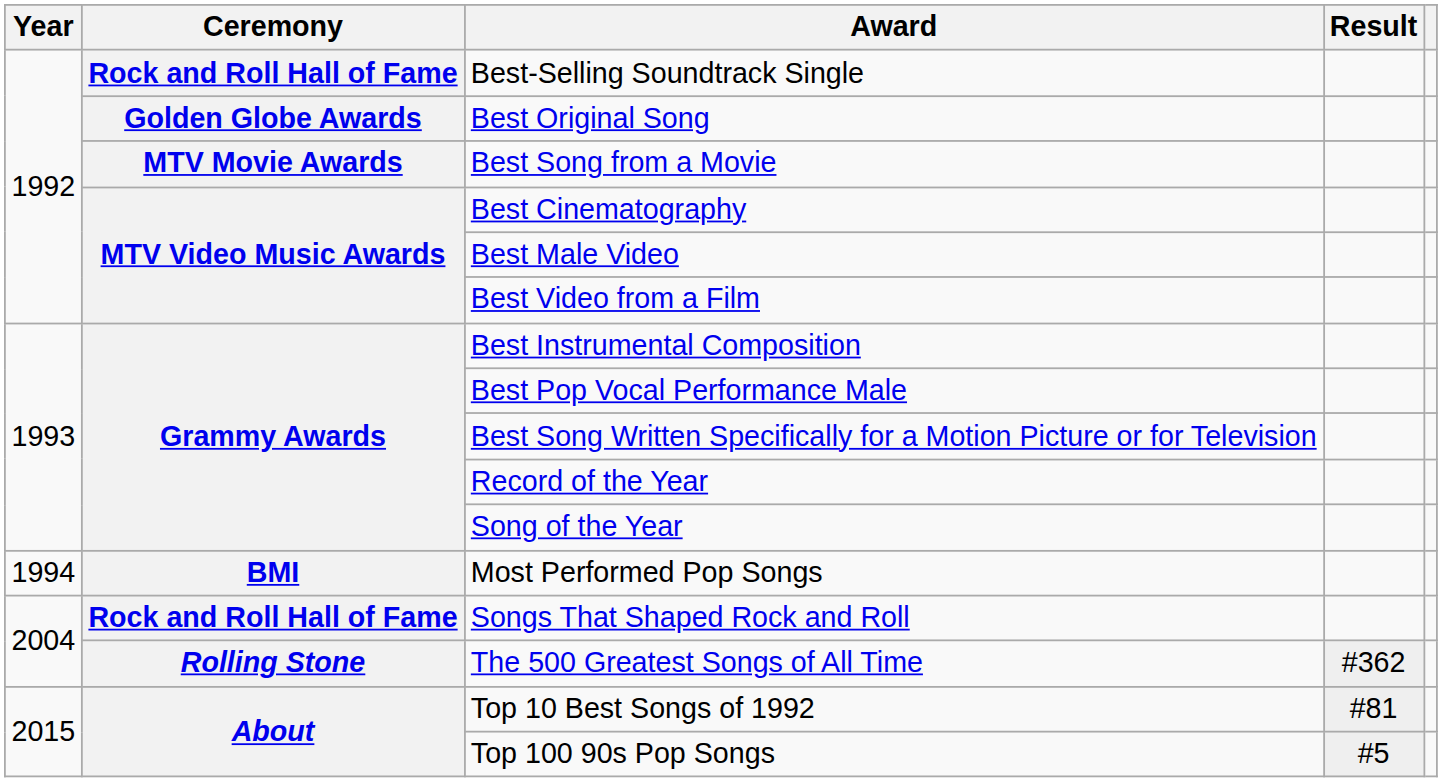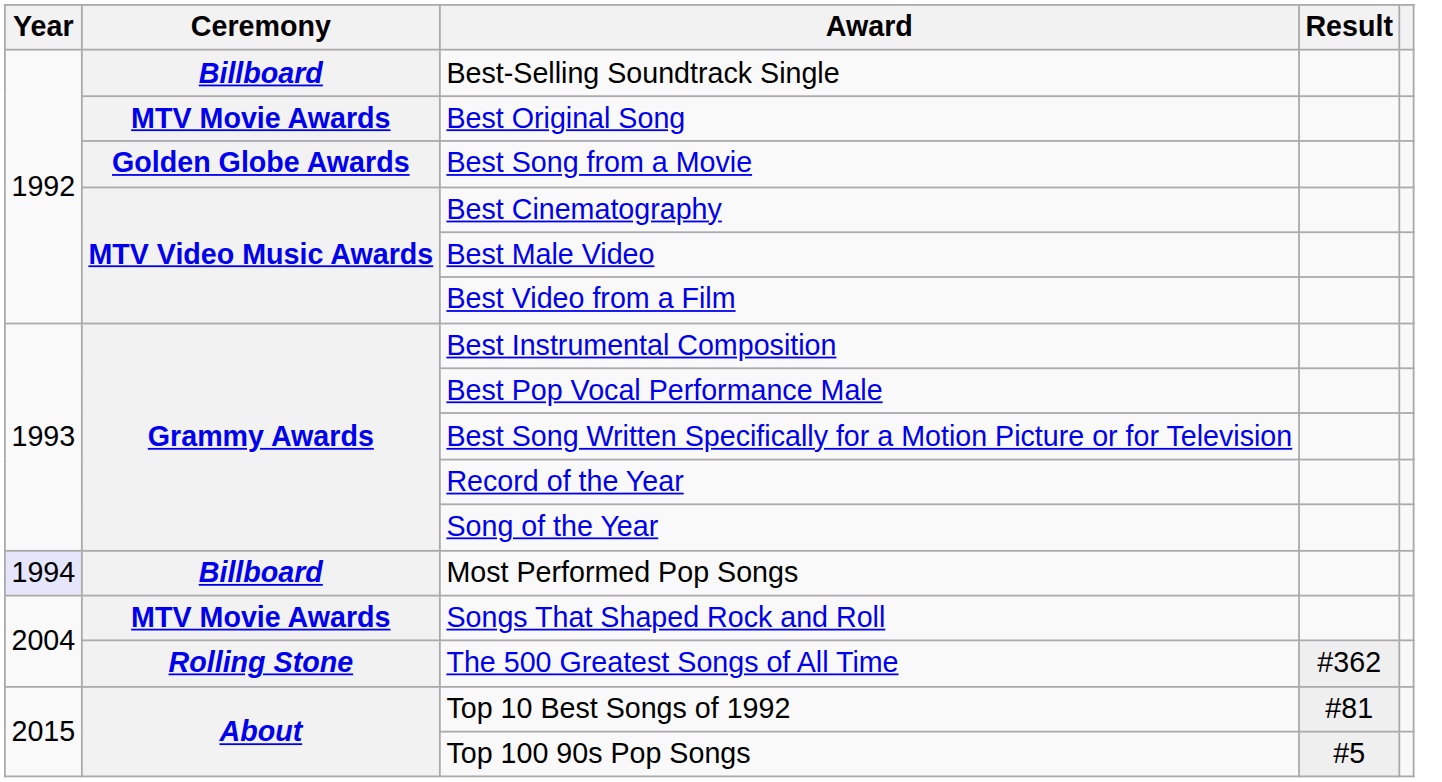(273, 72) Rock and Roll Hall of Fame -> (261, 72) Billboard
(273, 118) Golden Globe Awards -> (261, 118) MTV Movie Awards
(273, 163) MTV Movie Awards -> (261, 163) Golden Globe Awards
(43, 572) no background -> (43, 572) lavender background
(273, 572) BMI -> (261, 572) Billboard
(273, 617) Rock and Roll Hall of Fame -> (261, 617) MTV Movie Awards
